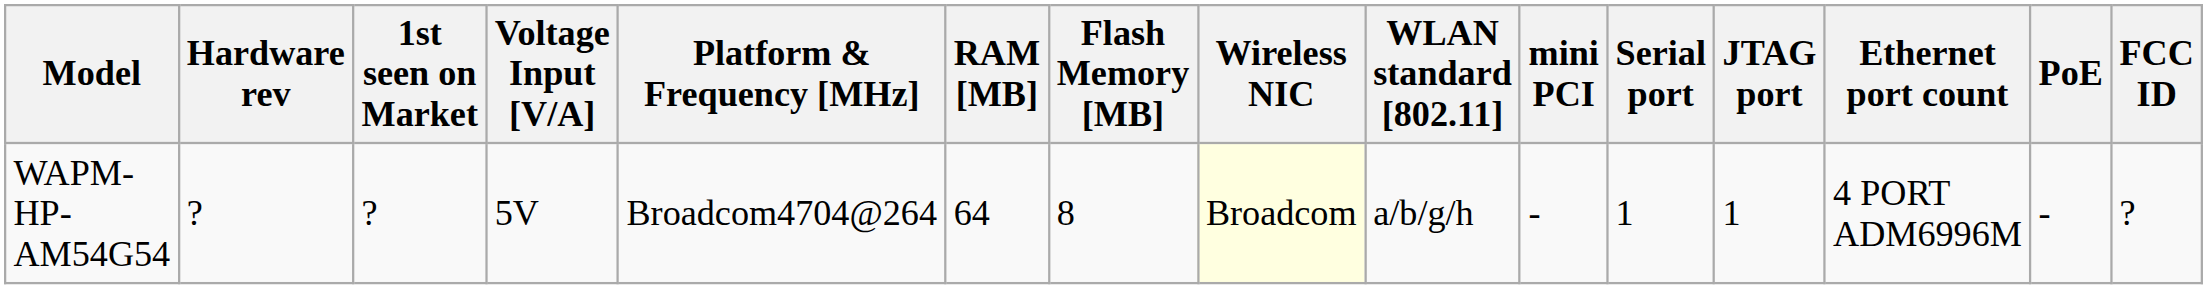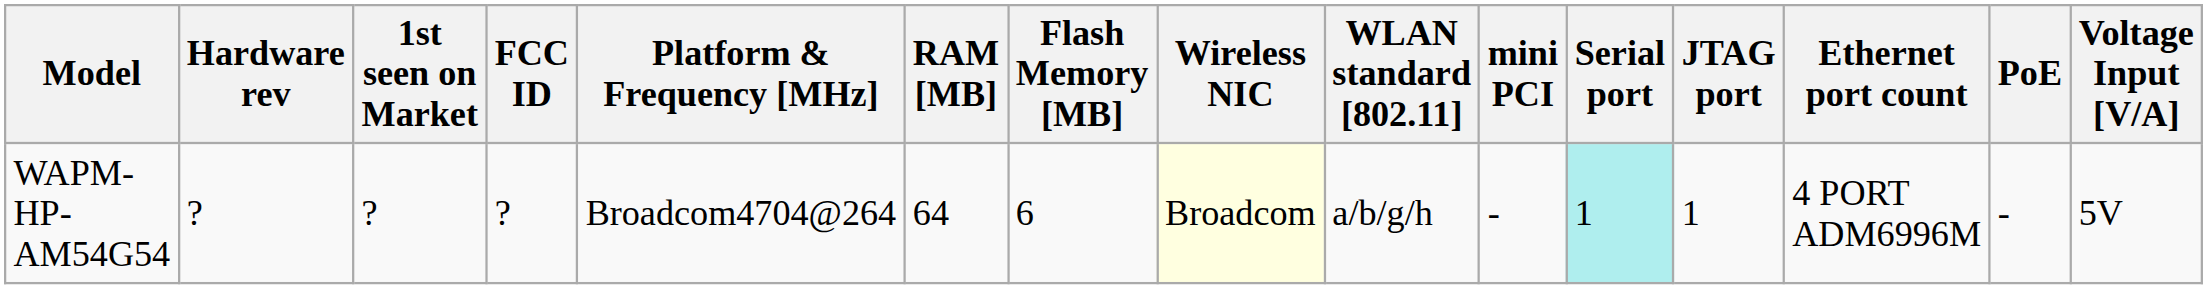columns swapped: (2157, 73) <-> (552, 73)
(1066, 212) 8 -> (1025, 212) 6
(1625, 212) no background -> (1584, 212) paleturquoise background
